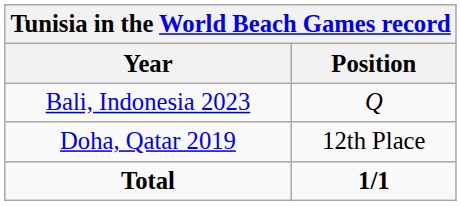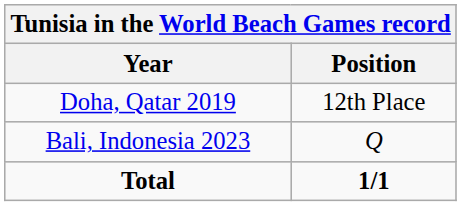rows swapped: (148, 141) <-> (148, 102)
